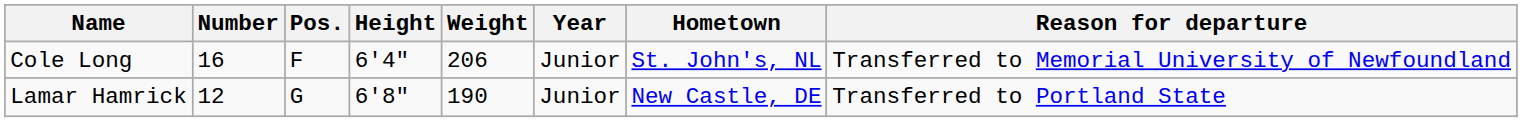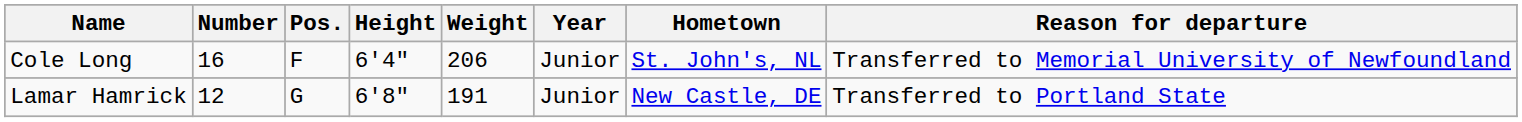(467, 97) 190 -> (467, 97) 191
